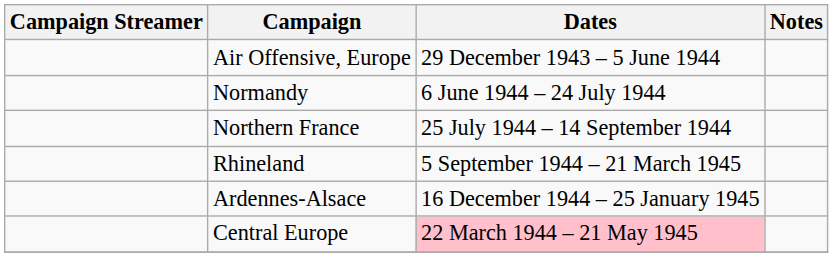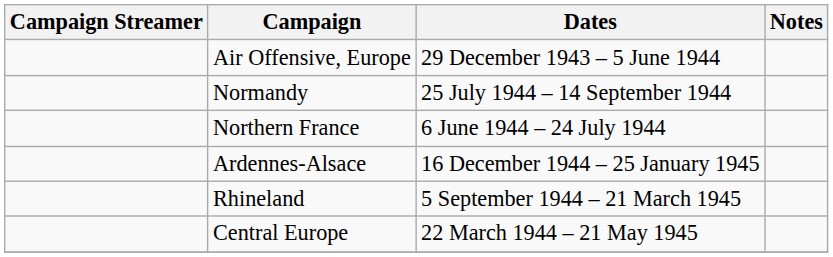(543, 92) 6 June 1944 – 24 July 1944 -> (576, 92) 25 July 1944 – 14 September 1944
(576, 127) 25 July 1944 – 14 September 1944 -> (543, 127) 6 June 1944 – 24 July 1944
rows swapped: (259, 163) <-> (290, 198)
(559, 233) pink background -> (559, 233) no background
